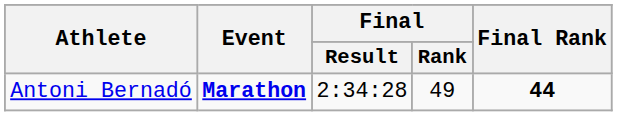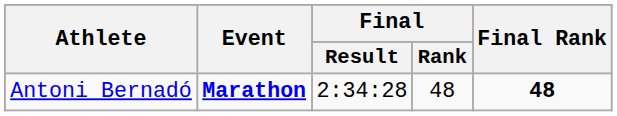(442, 91) 49 -> (442, 91) 48
(542, 91) 44 -> (542, 91) 48
